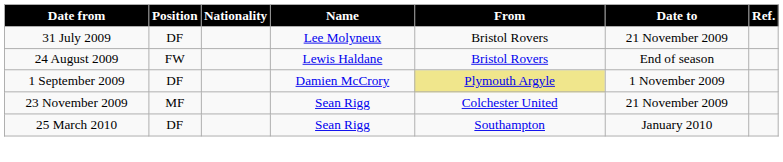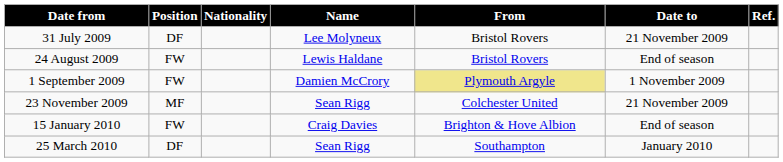(175, 81) DF -> (175, 81) FW
+ row: (77, 125)
